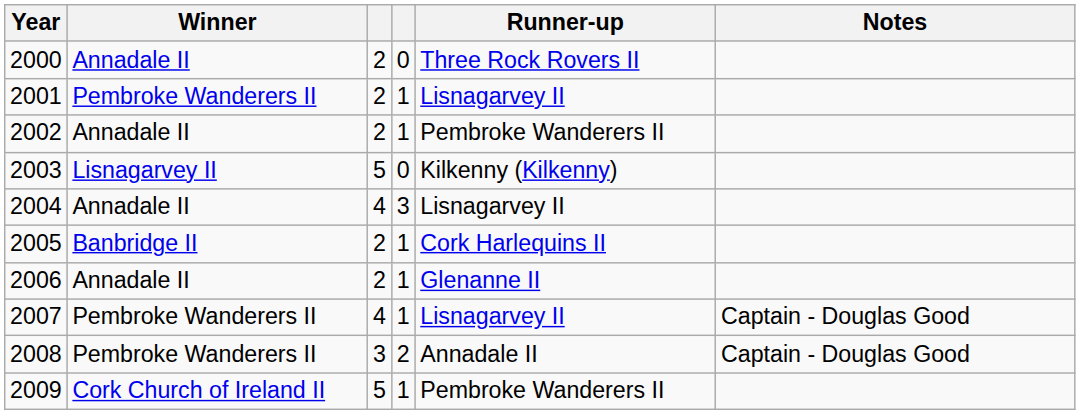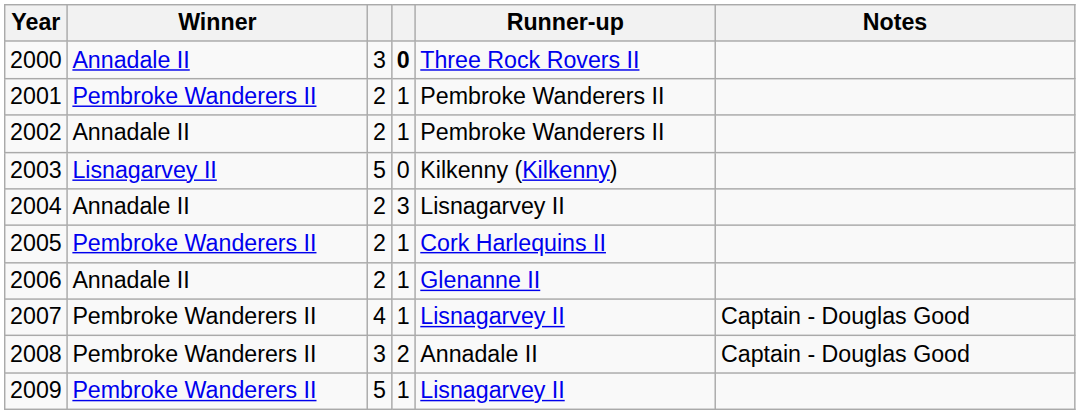(380, 59) 2 -> (380, 59) 3
(403, 59) normal -> (403, 59) bold
(493, 96) Lisnagarvey II -> (542, 96) Pembroke Wanderers II
(380, 206) 4 -> (380, 206) 2
(135, 243) Banbridge II -> (194, 243) Pembroke Wanderers II
(199, 390) Cork Church of Ireland II -> (194, 390) Pembroke Wanderers II
(542, 390) Pembroke Wanderers II -> (493, 390) Lisnagarvey II
